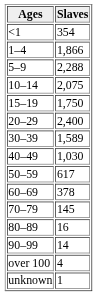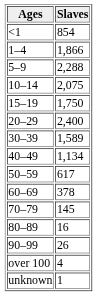(66, 32) 354 -> (66, 32) 854
(70, 156) 1,030 -> (70, 156) 1,134
(63, 245) 14 -> (63, 245) 26
